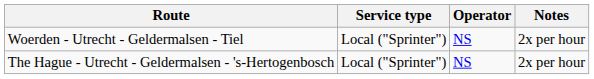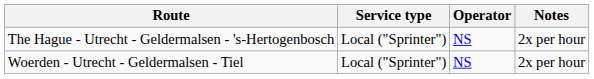rows swapped: (126, 39) <-> (171, 62)
